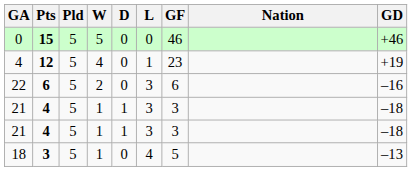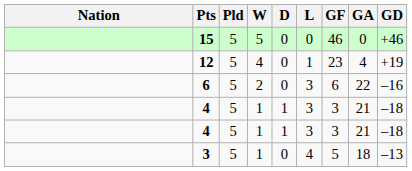columns swapped: (283, 16) <-> (19, 16)
